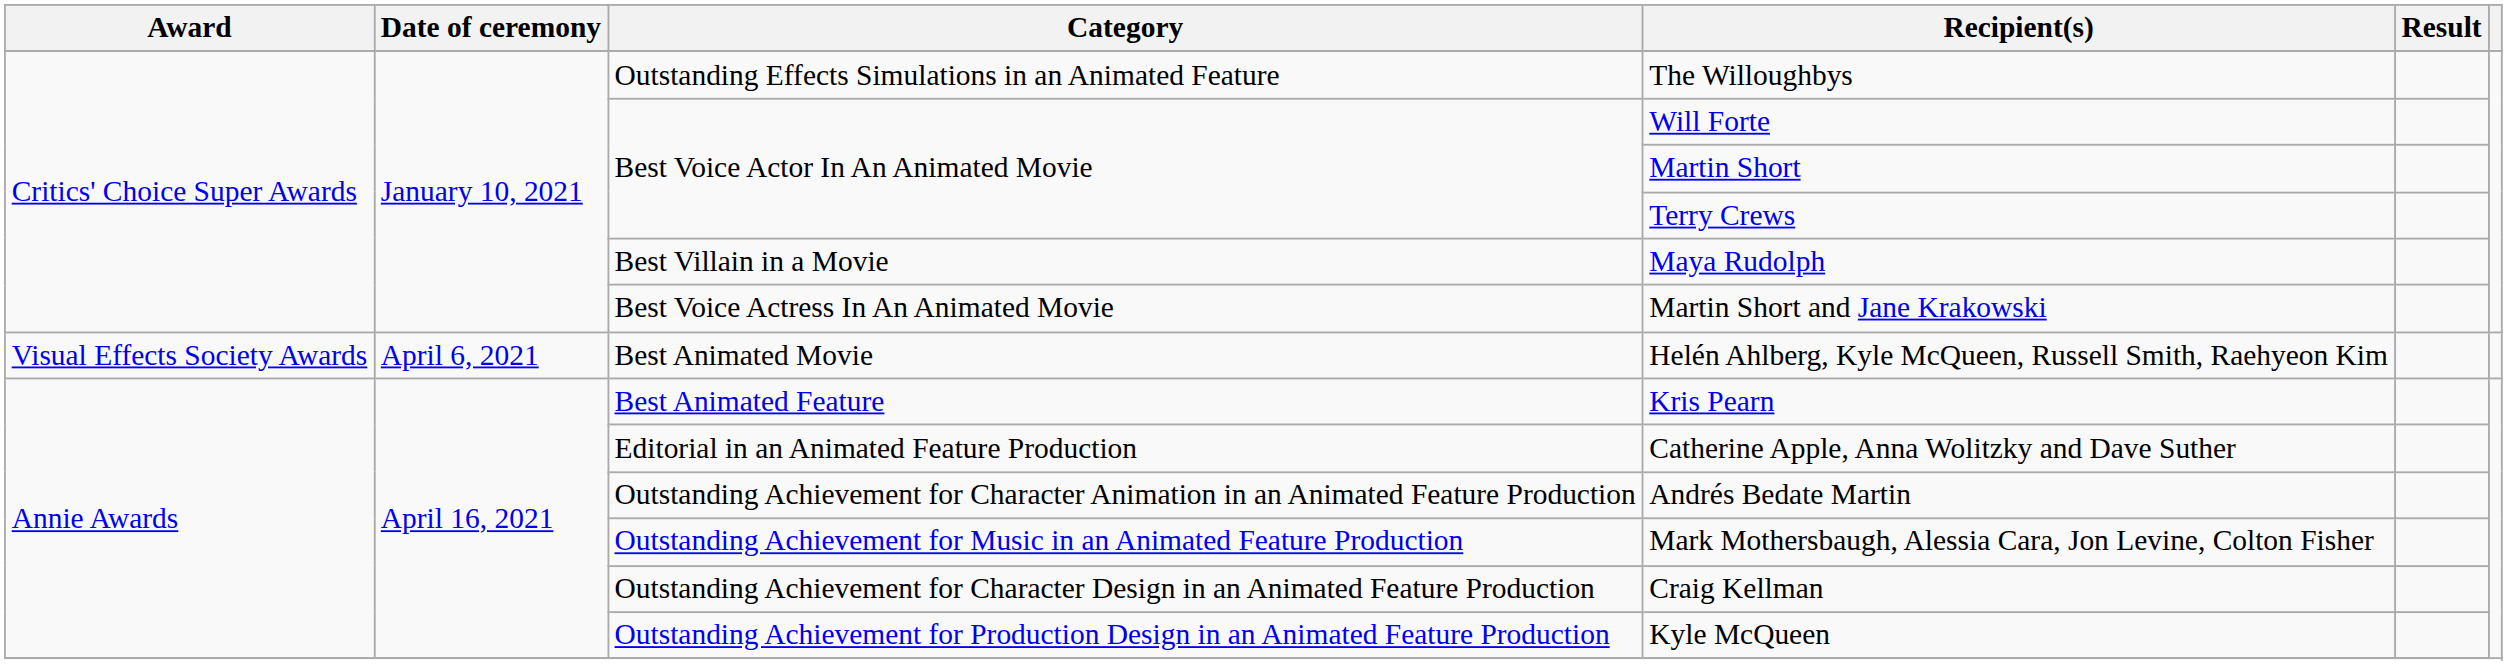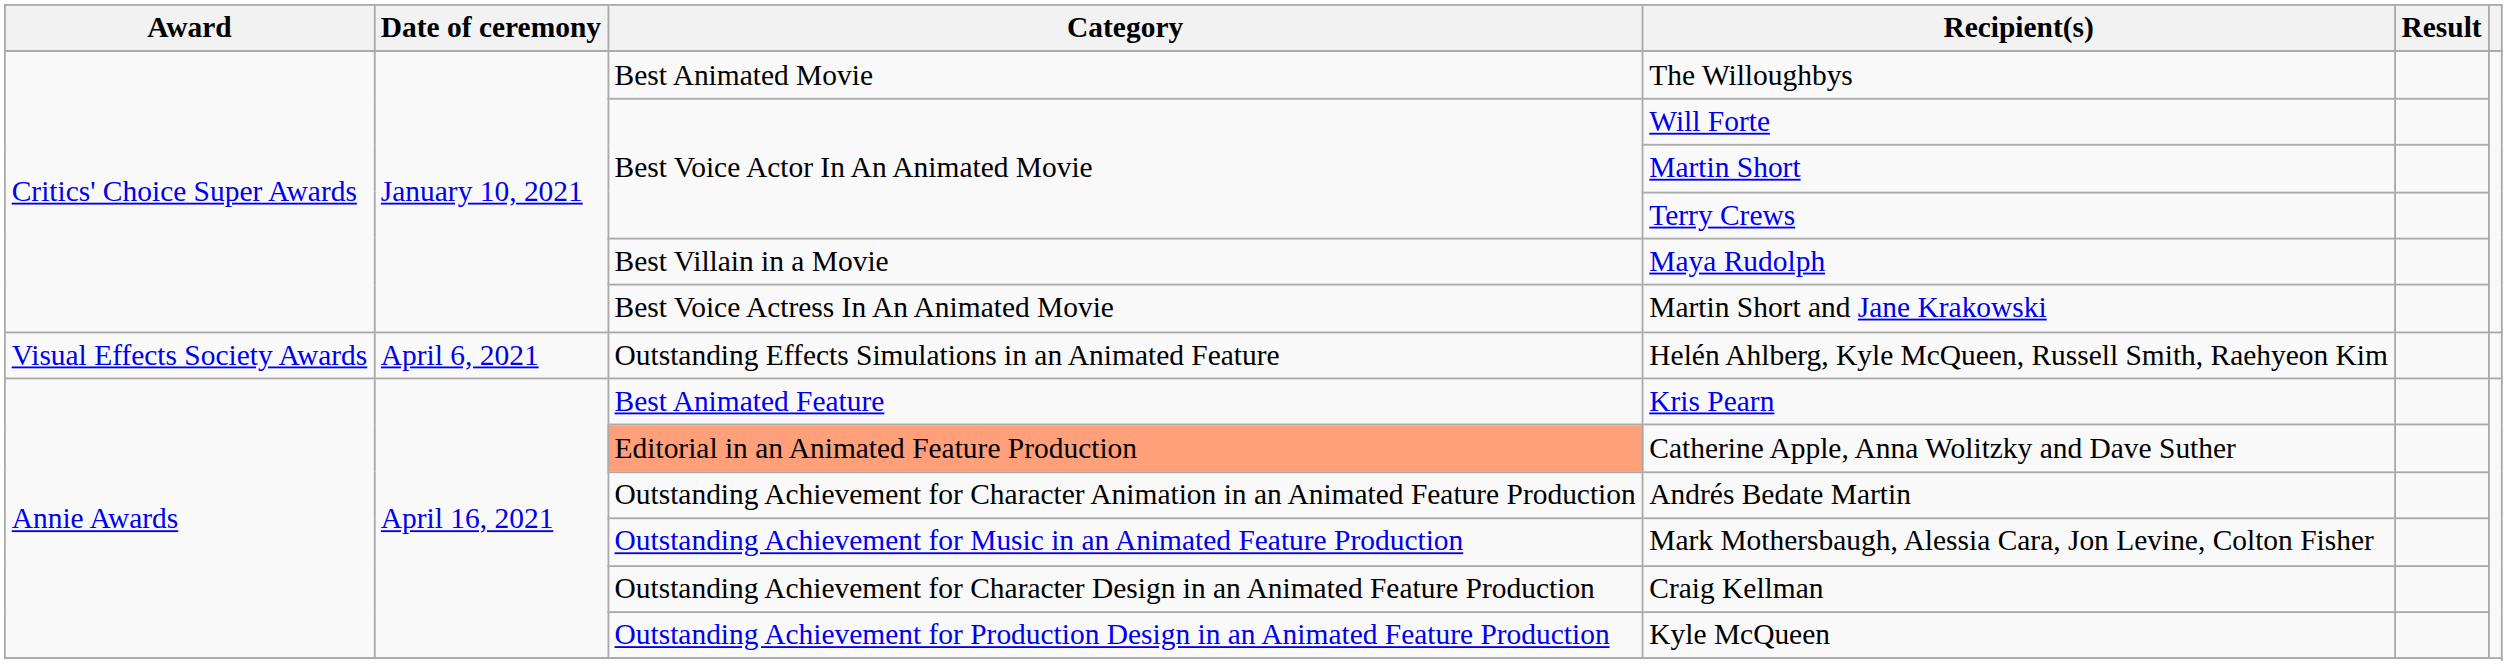(947, 74) Outstanding Effects Simulations in an Animated Feature -> (744, 74) Best Animated Movie
(744, 354) Best Animated Movie -> (947, 354) Outstanding Effects Simulations in an Animated Feature
(876, 448) no background -> (876, 448) lightsalmon background
